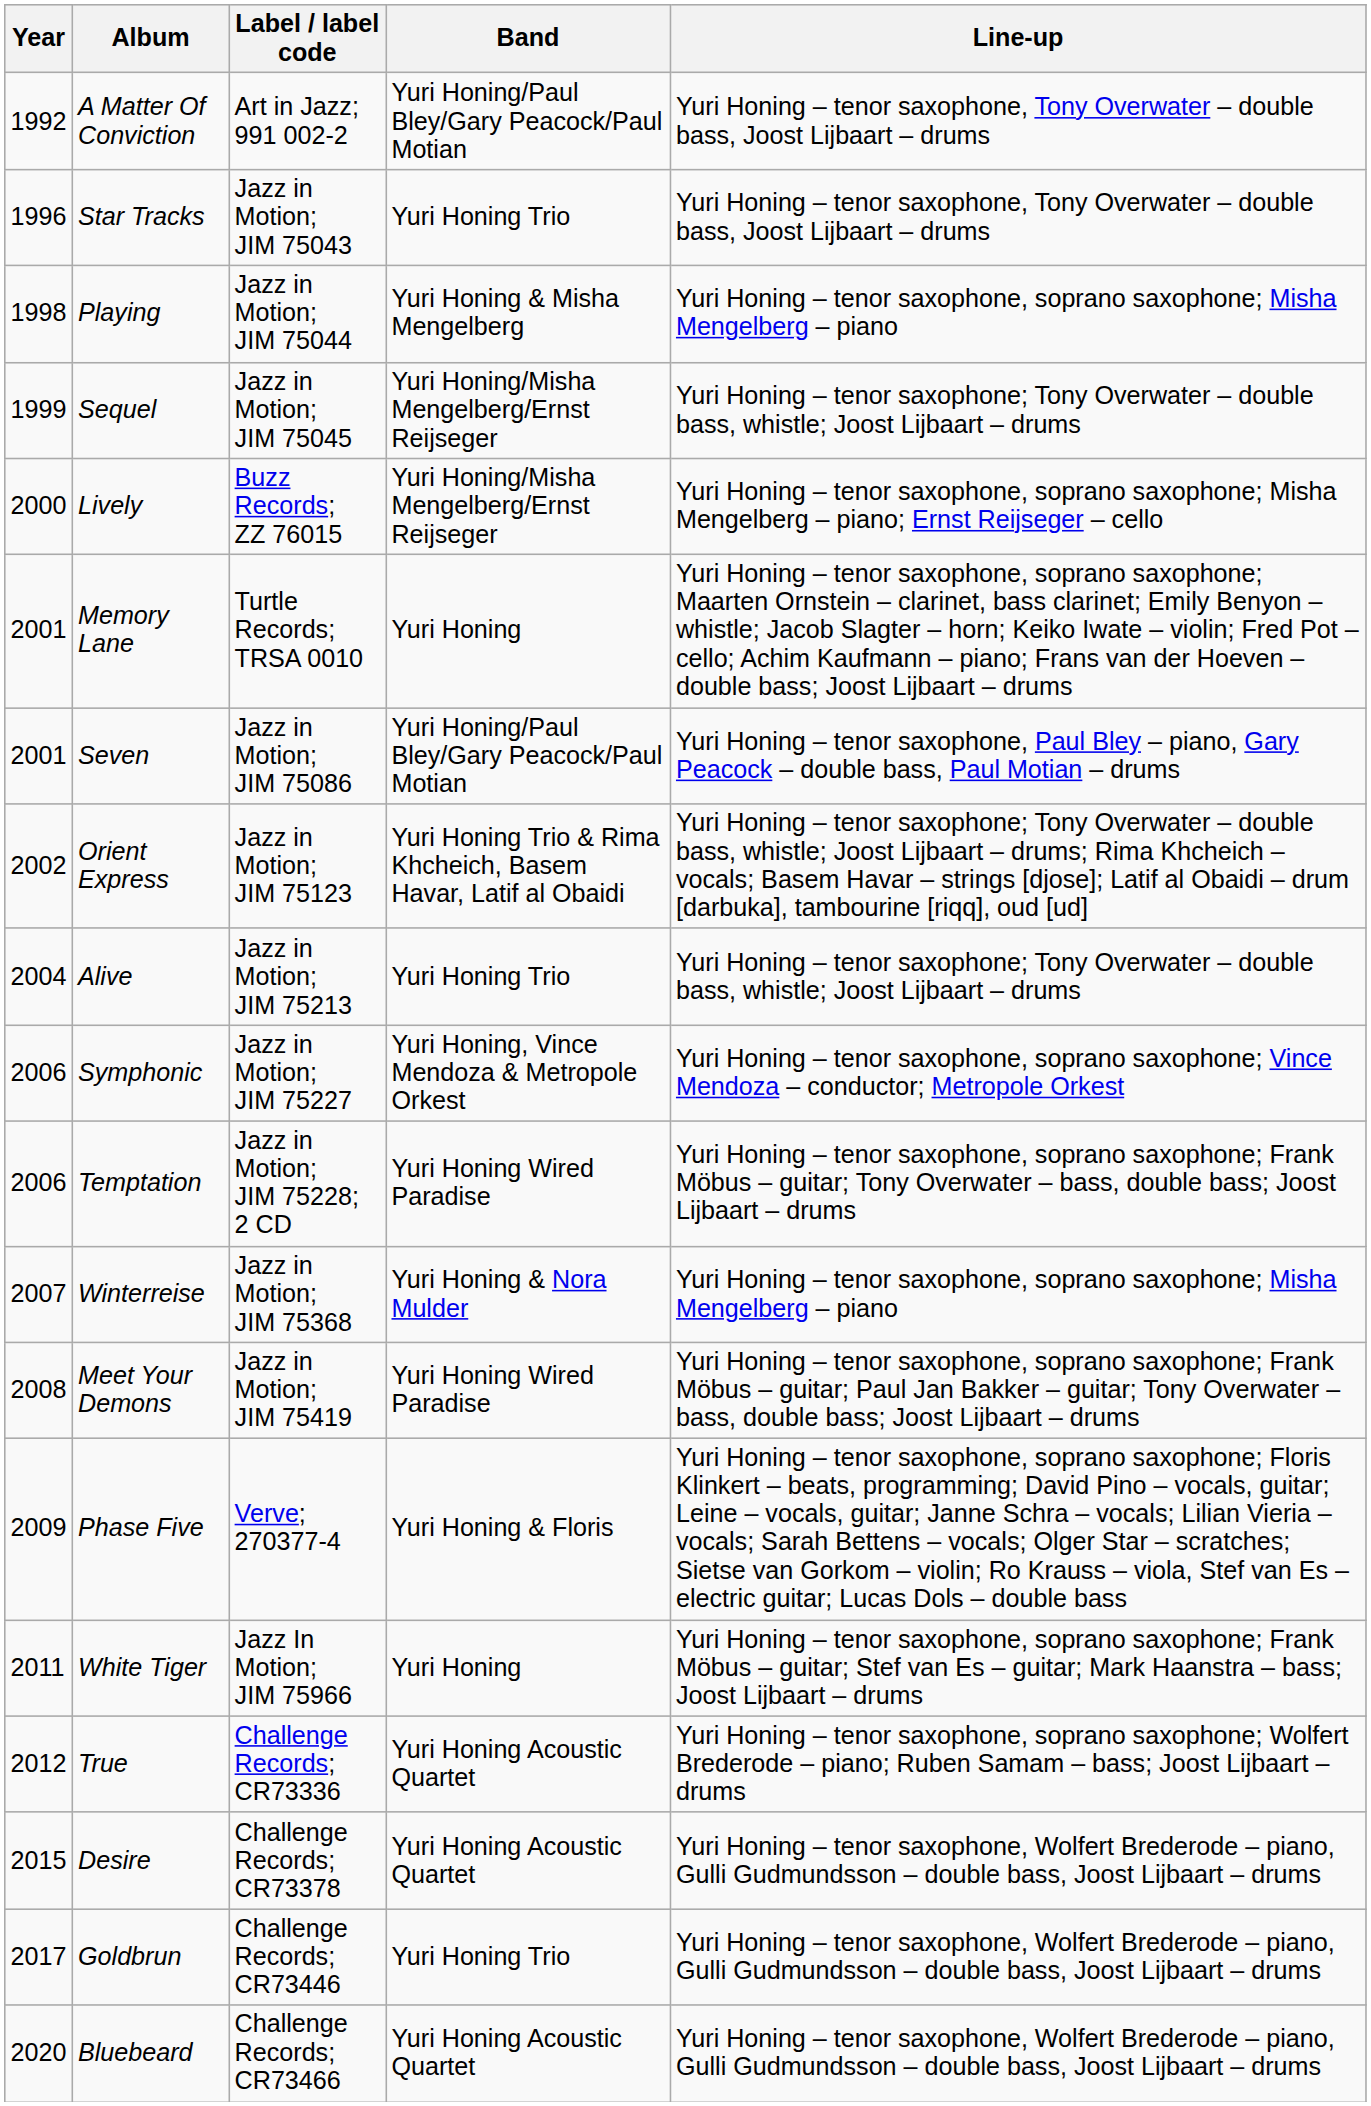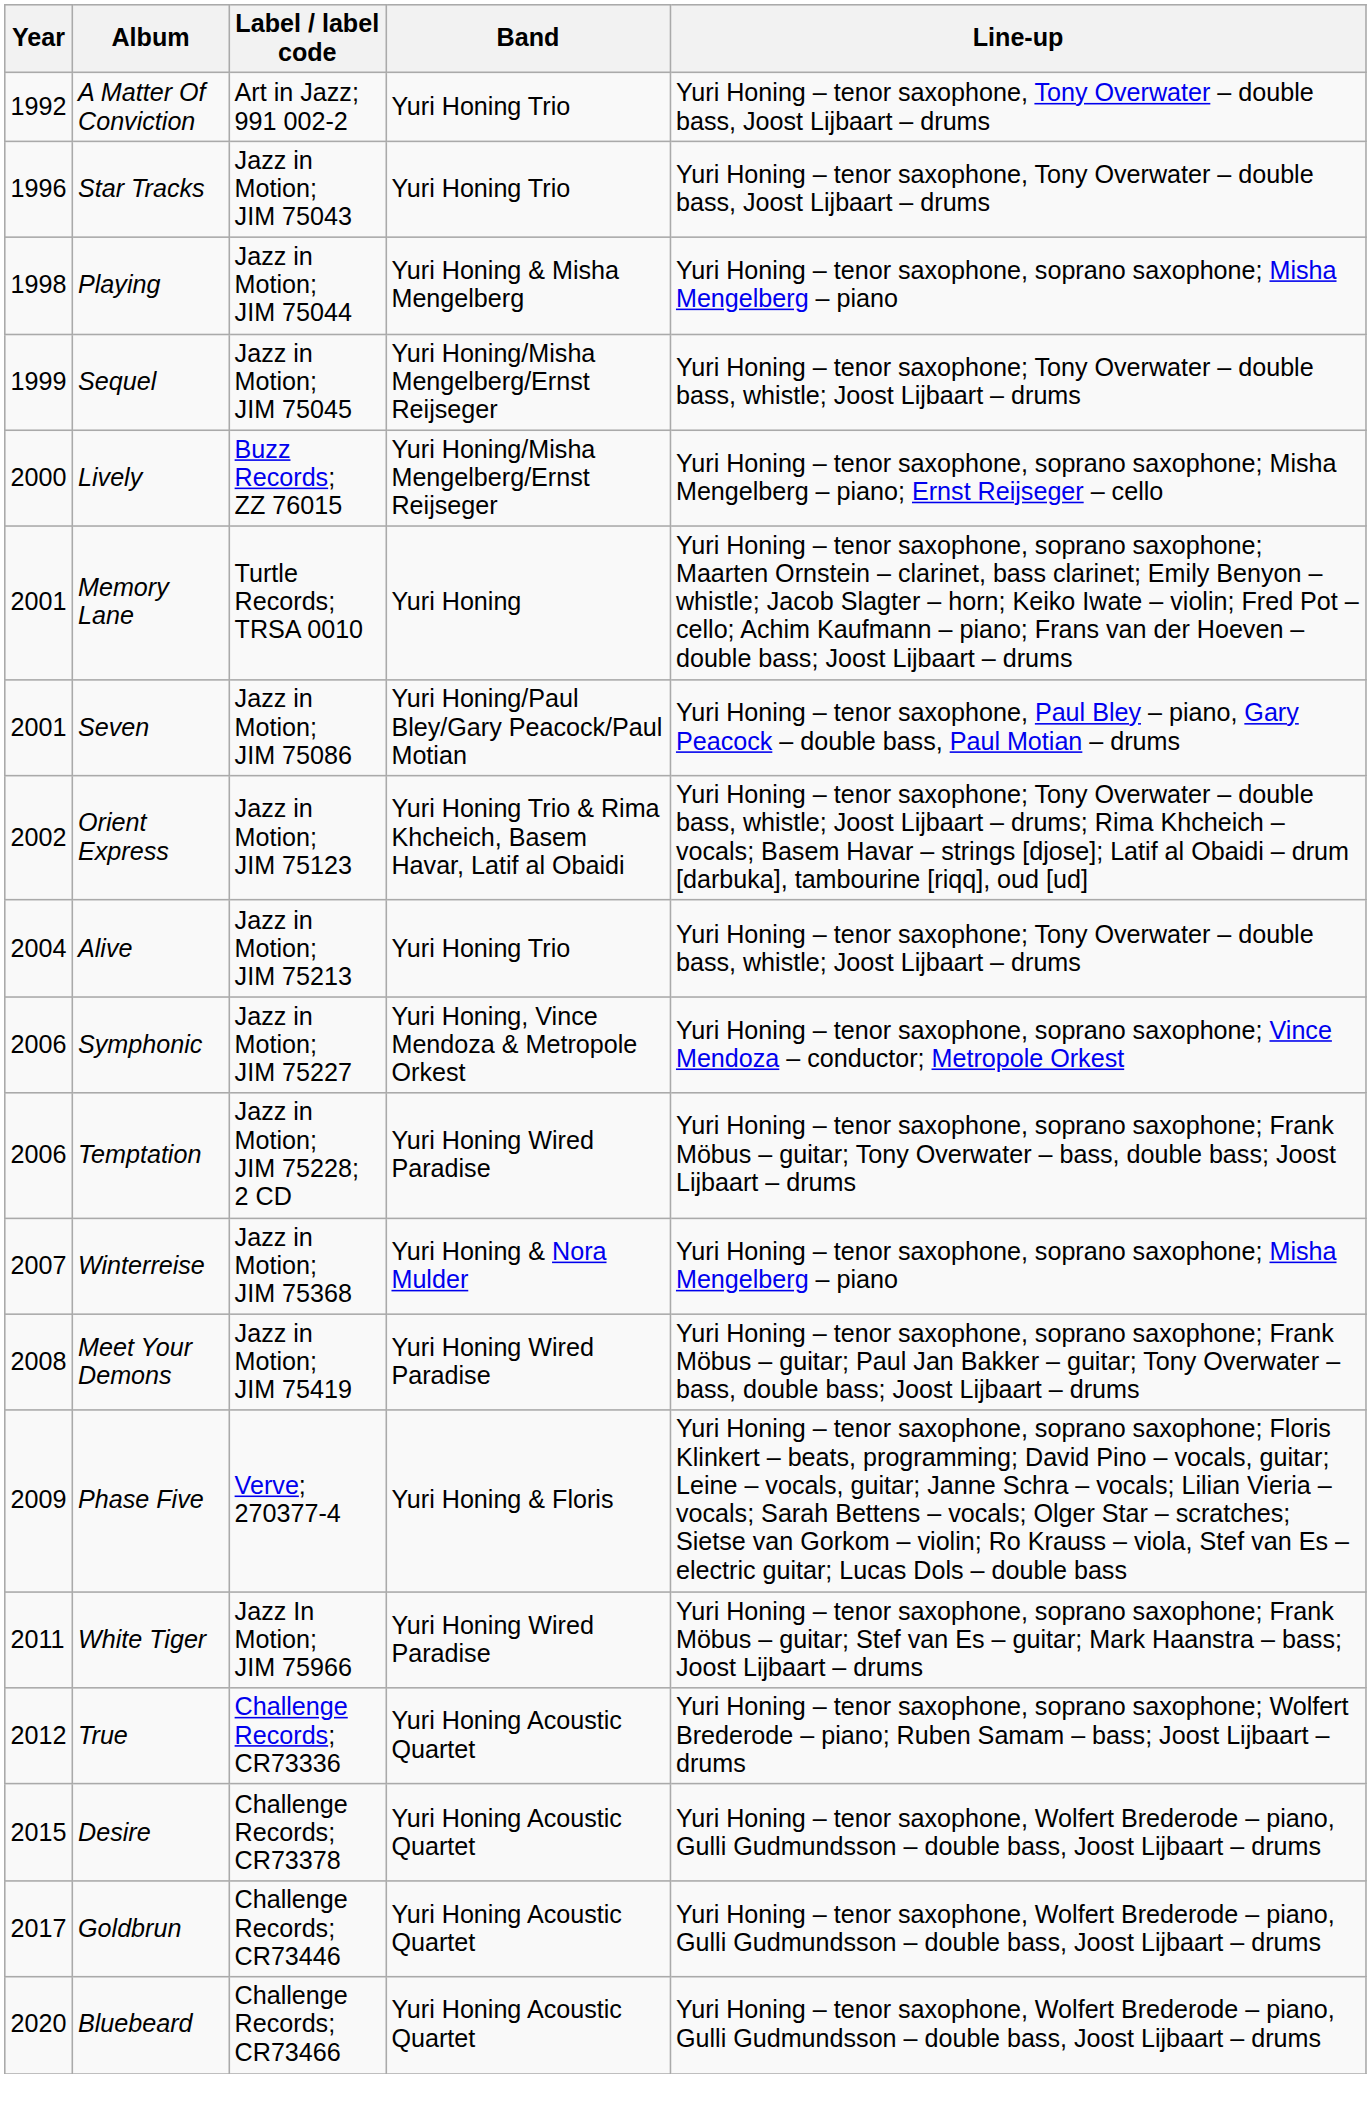(527, 120) Yuri Honing/Paul Bley/Gary Peacock/Paul Motian -> (481, 106) Yuri Honing Trio
(456, 1667) Yuri Honing -> (493, 1639) Yuri Honing Wired Paradise
(481, 1956) Yuri Honing Trio -> (507, 1928) Yuri Honing Acoustic Quartet
